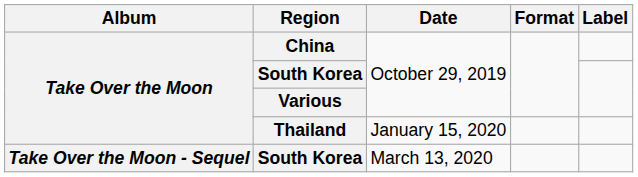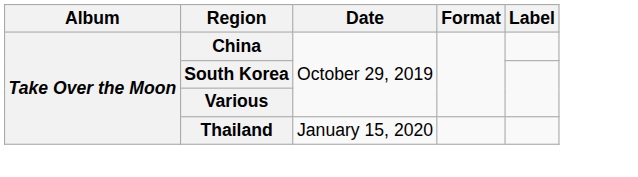- row: (310, 158)
